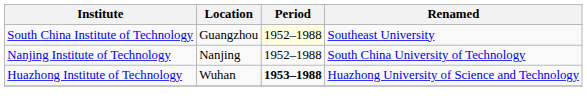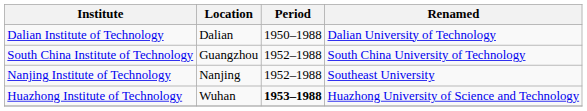+ row: (86, 34)
(293, 34) lightyellow background -> (293, 55) no background
(381, 34) Southeast University -> (427, 55) South China University of Technology
(427, 55) South China University of Technology -> (381, 75) Southeast University
